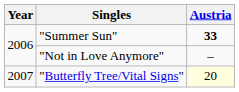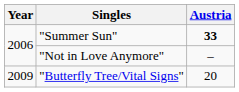(20, 76) 2007 -> (20, 76) 2009
(211, 76) lightyellow background -> (211, 76) no background
